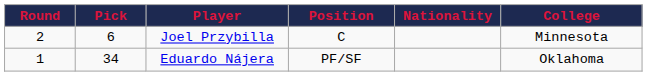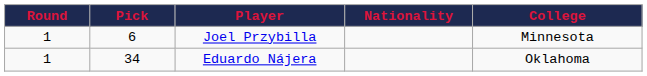- column: (341, 16)
(40, 38) 2 -> (47, 38) 1
